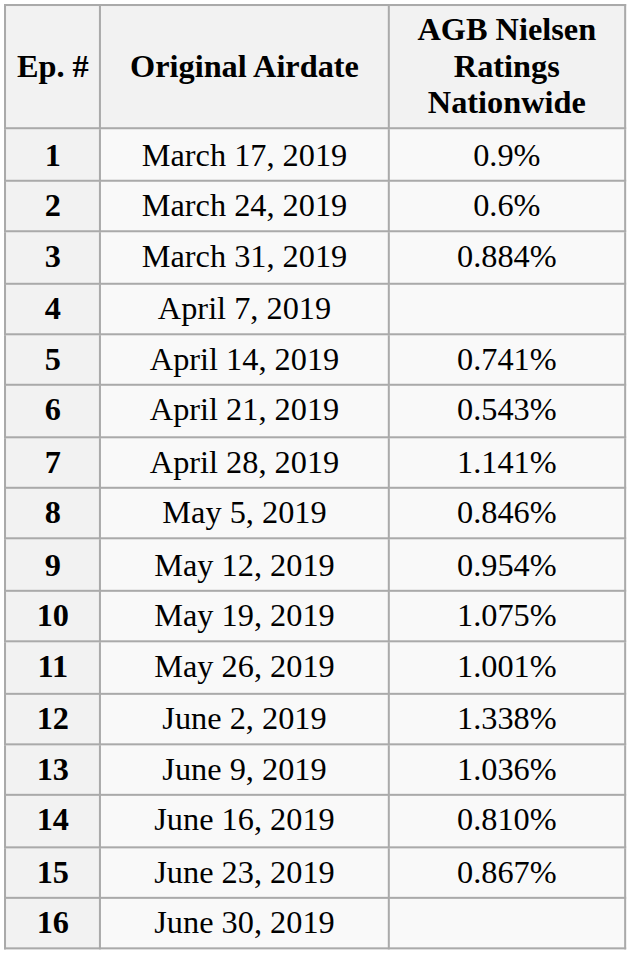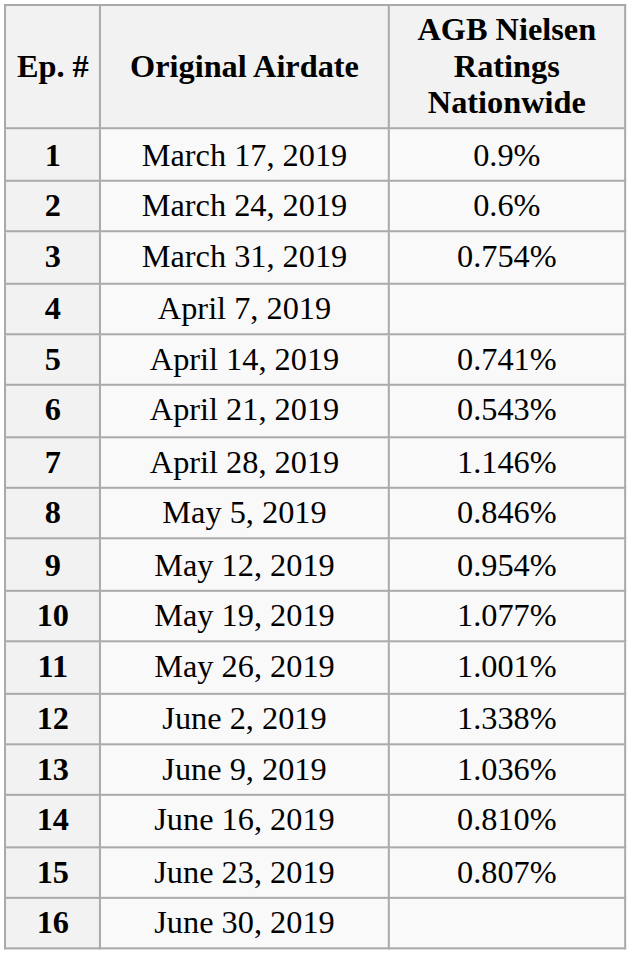(507, 256) 0.884% -> (507, 256) 0.754%
(507, 461) 1.141% -> (507, 461) 1.146%
(507, 615) 1.075% -> (507, 615) 1.077%
(507, 871) 0.867% -> (507, 871) 0.807%
